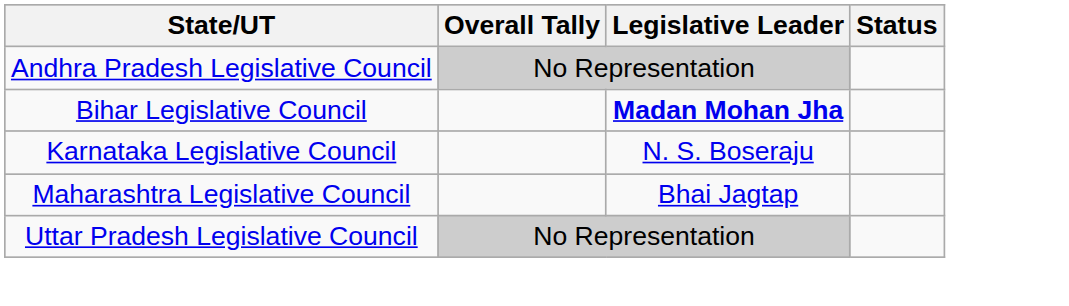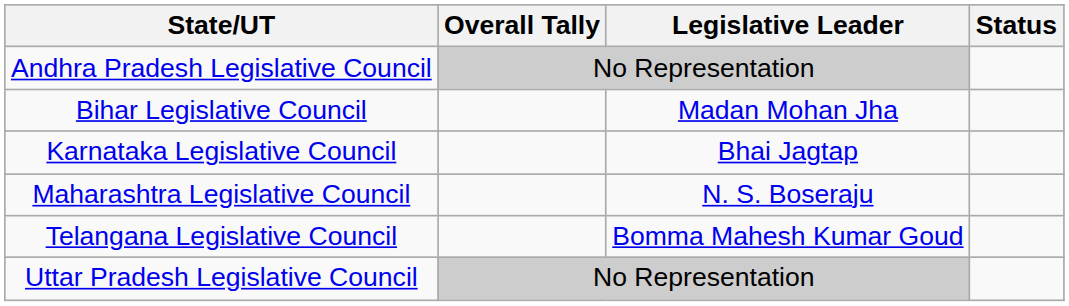(728, 109) bold -> (788, 109) normal
(728, 151) N. S. Boseraju -> (788, 151) Bhai Jagtap
(728, 194) Bhai Jagtap -> (788, 194) N. S. Boseraju
+ row: (221, 236)
